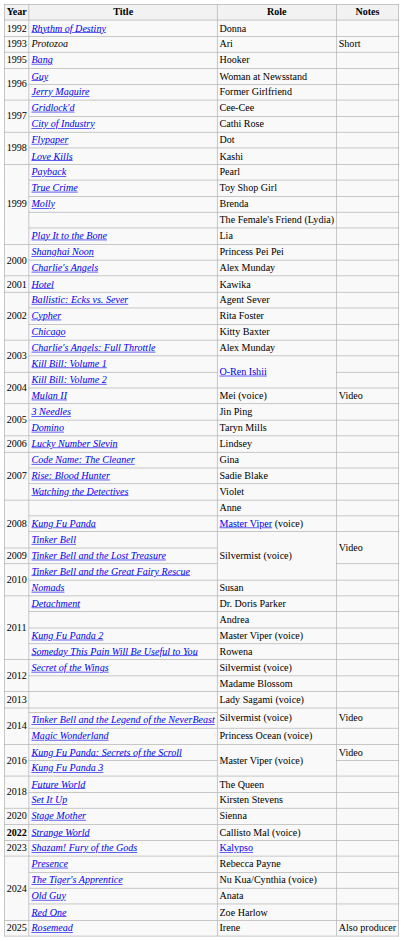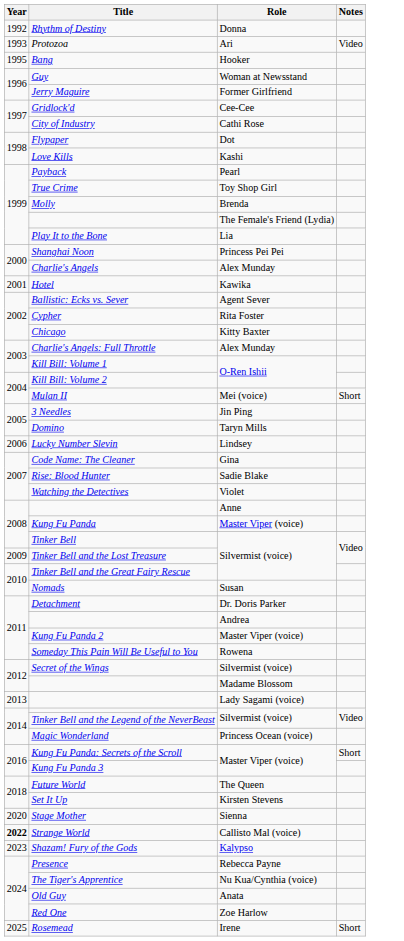(350, 44) Short -> (351, 44) Video
(351, 396) Video -> (350, 396) Short
(351, 752) Video -> (350, 752) Short
(367, 928) Also producer -> (350, 928) Short
